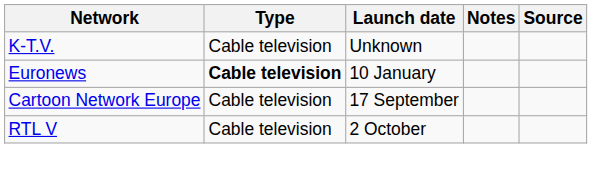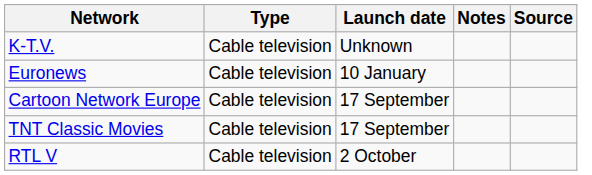(275, 73) bold -> (270, 73) normal
+ row: (86, 128)
